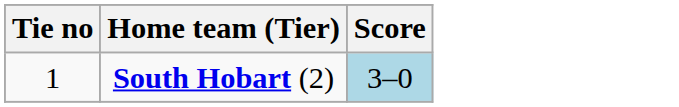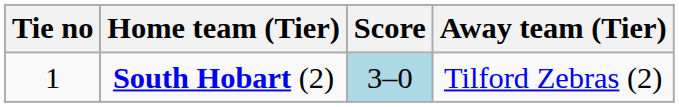+ column: (553, 28)
